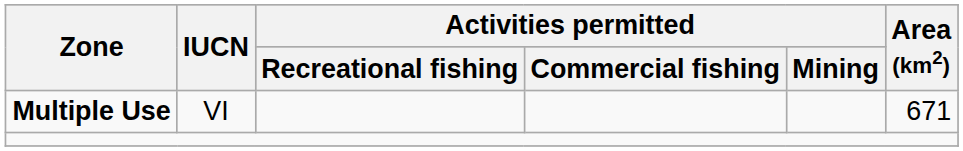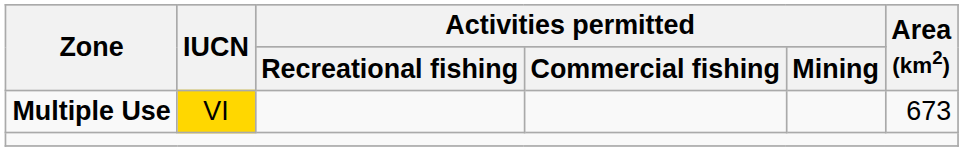(216, 111) no background -> (216, 111) gold background
(929, 111) 671 -> (929, 111) 673
